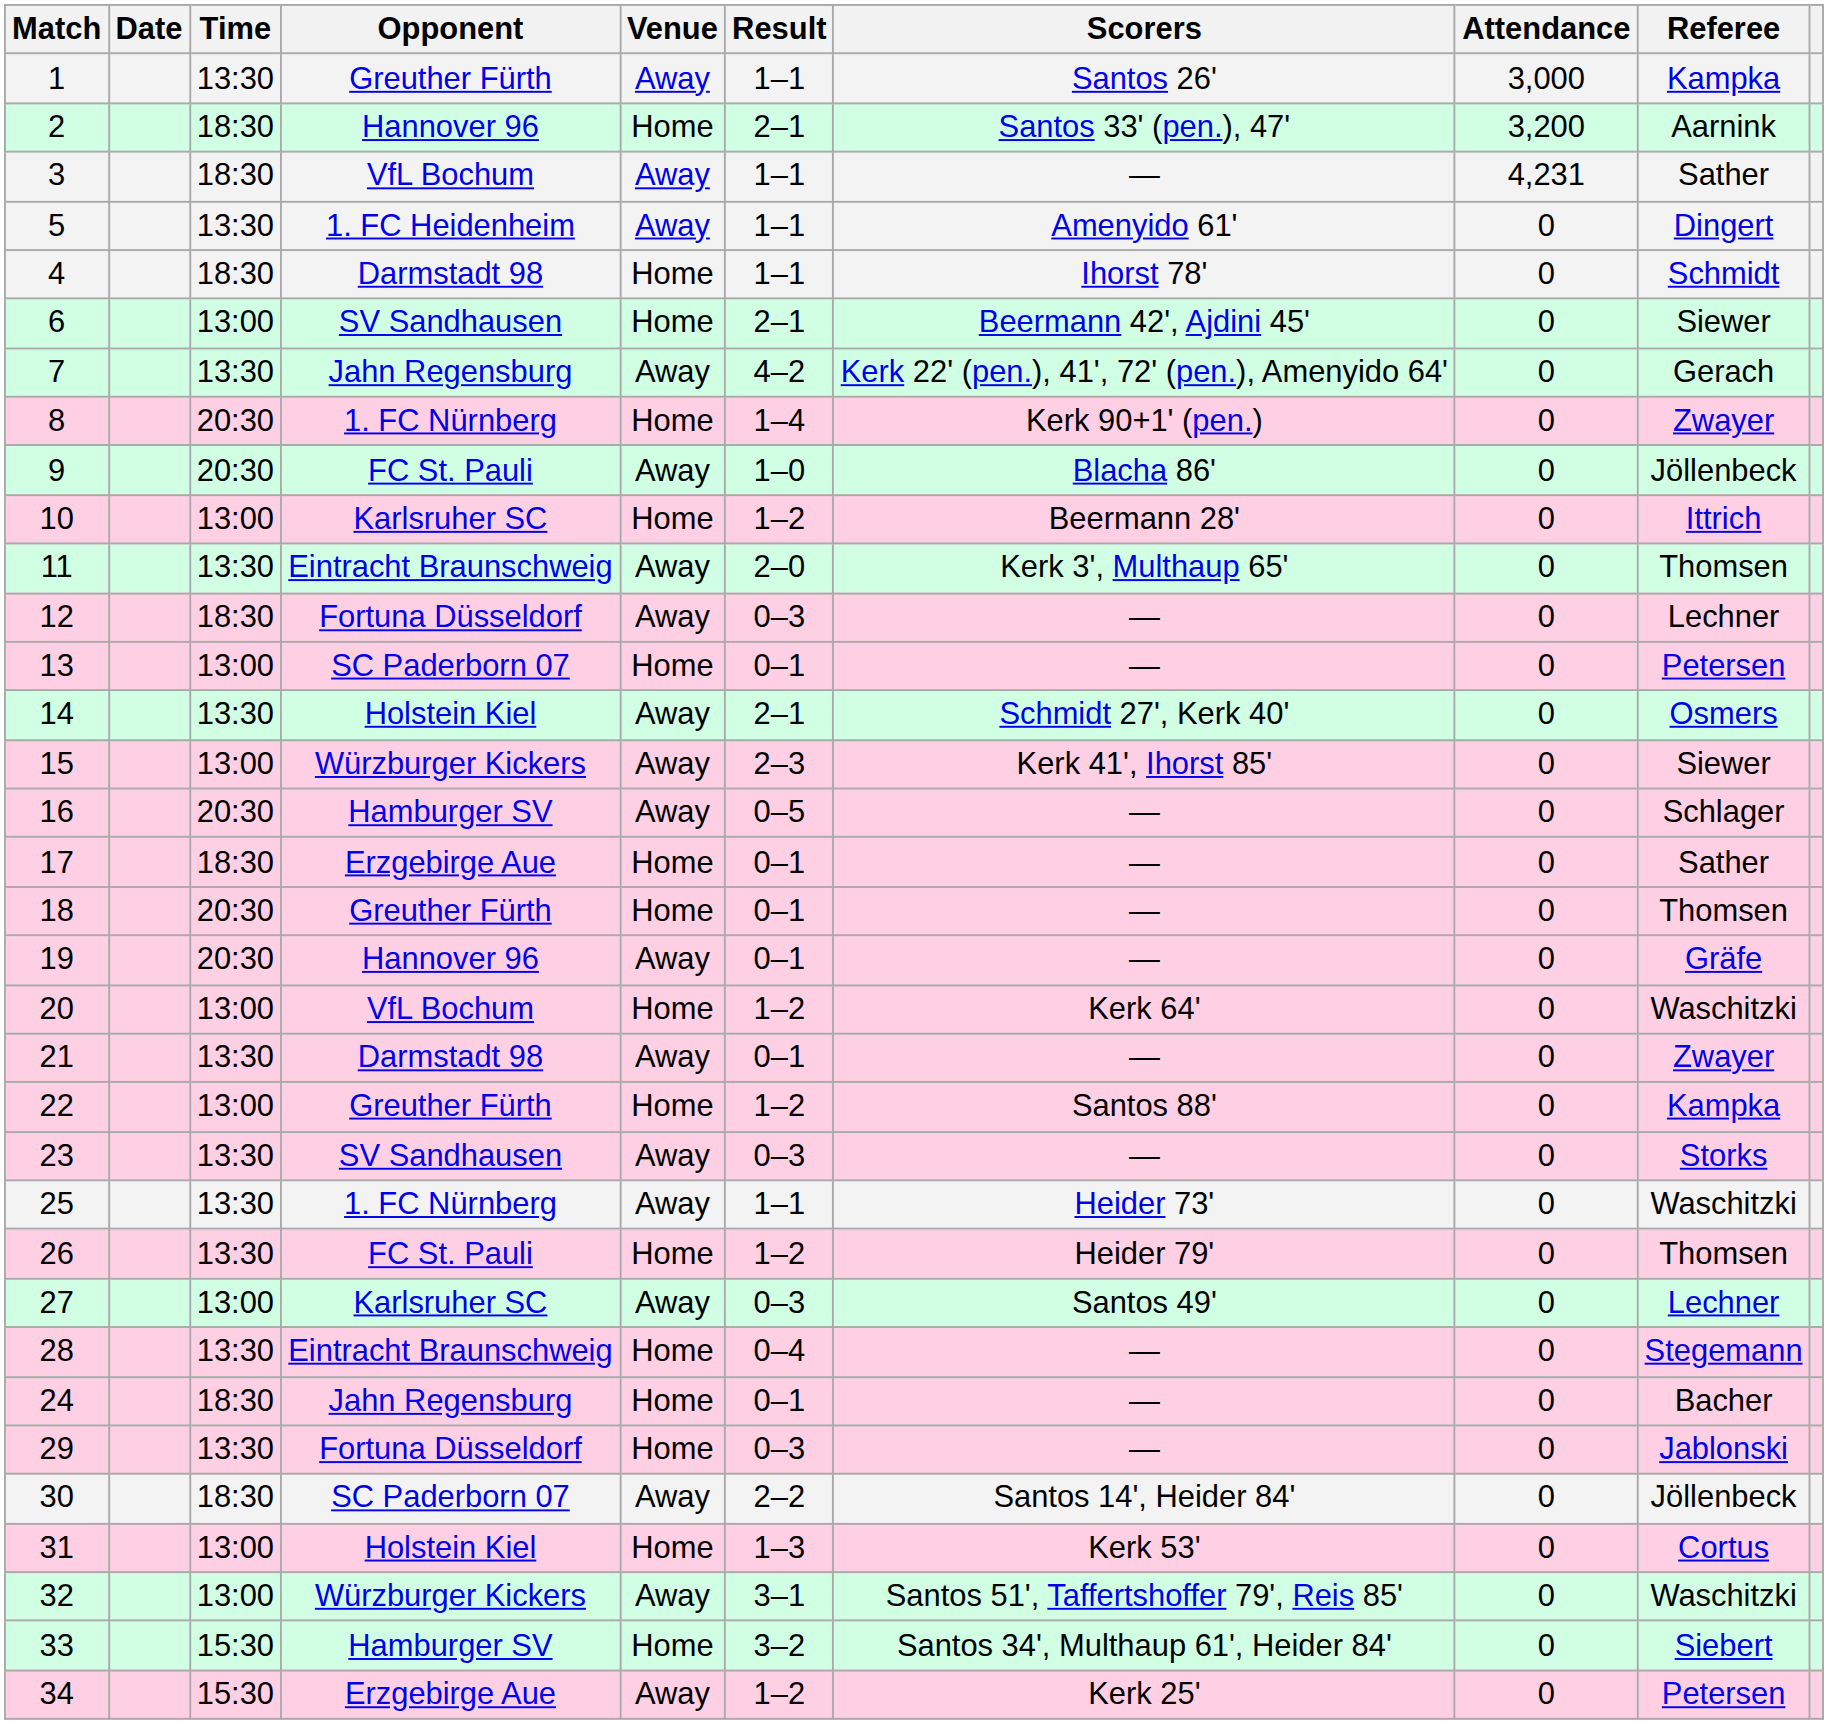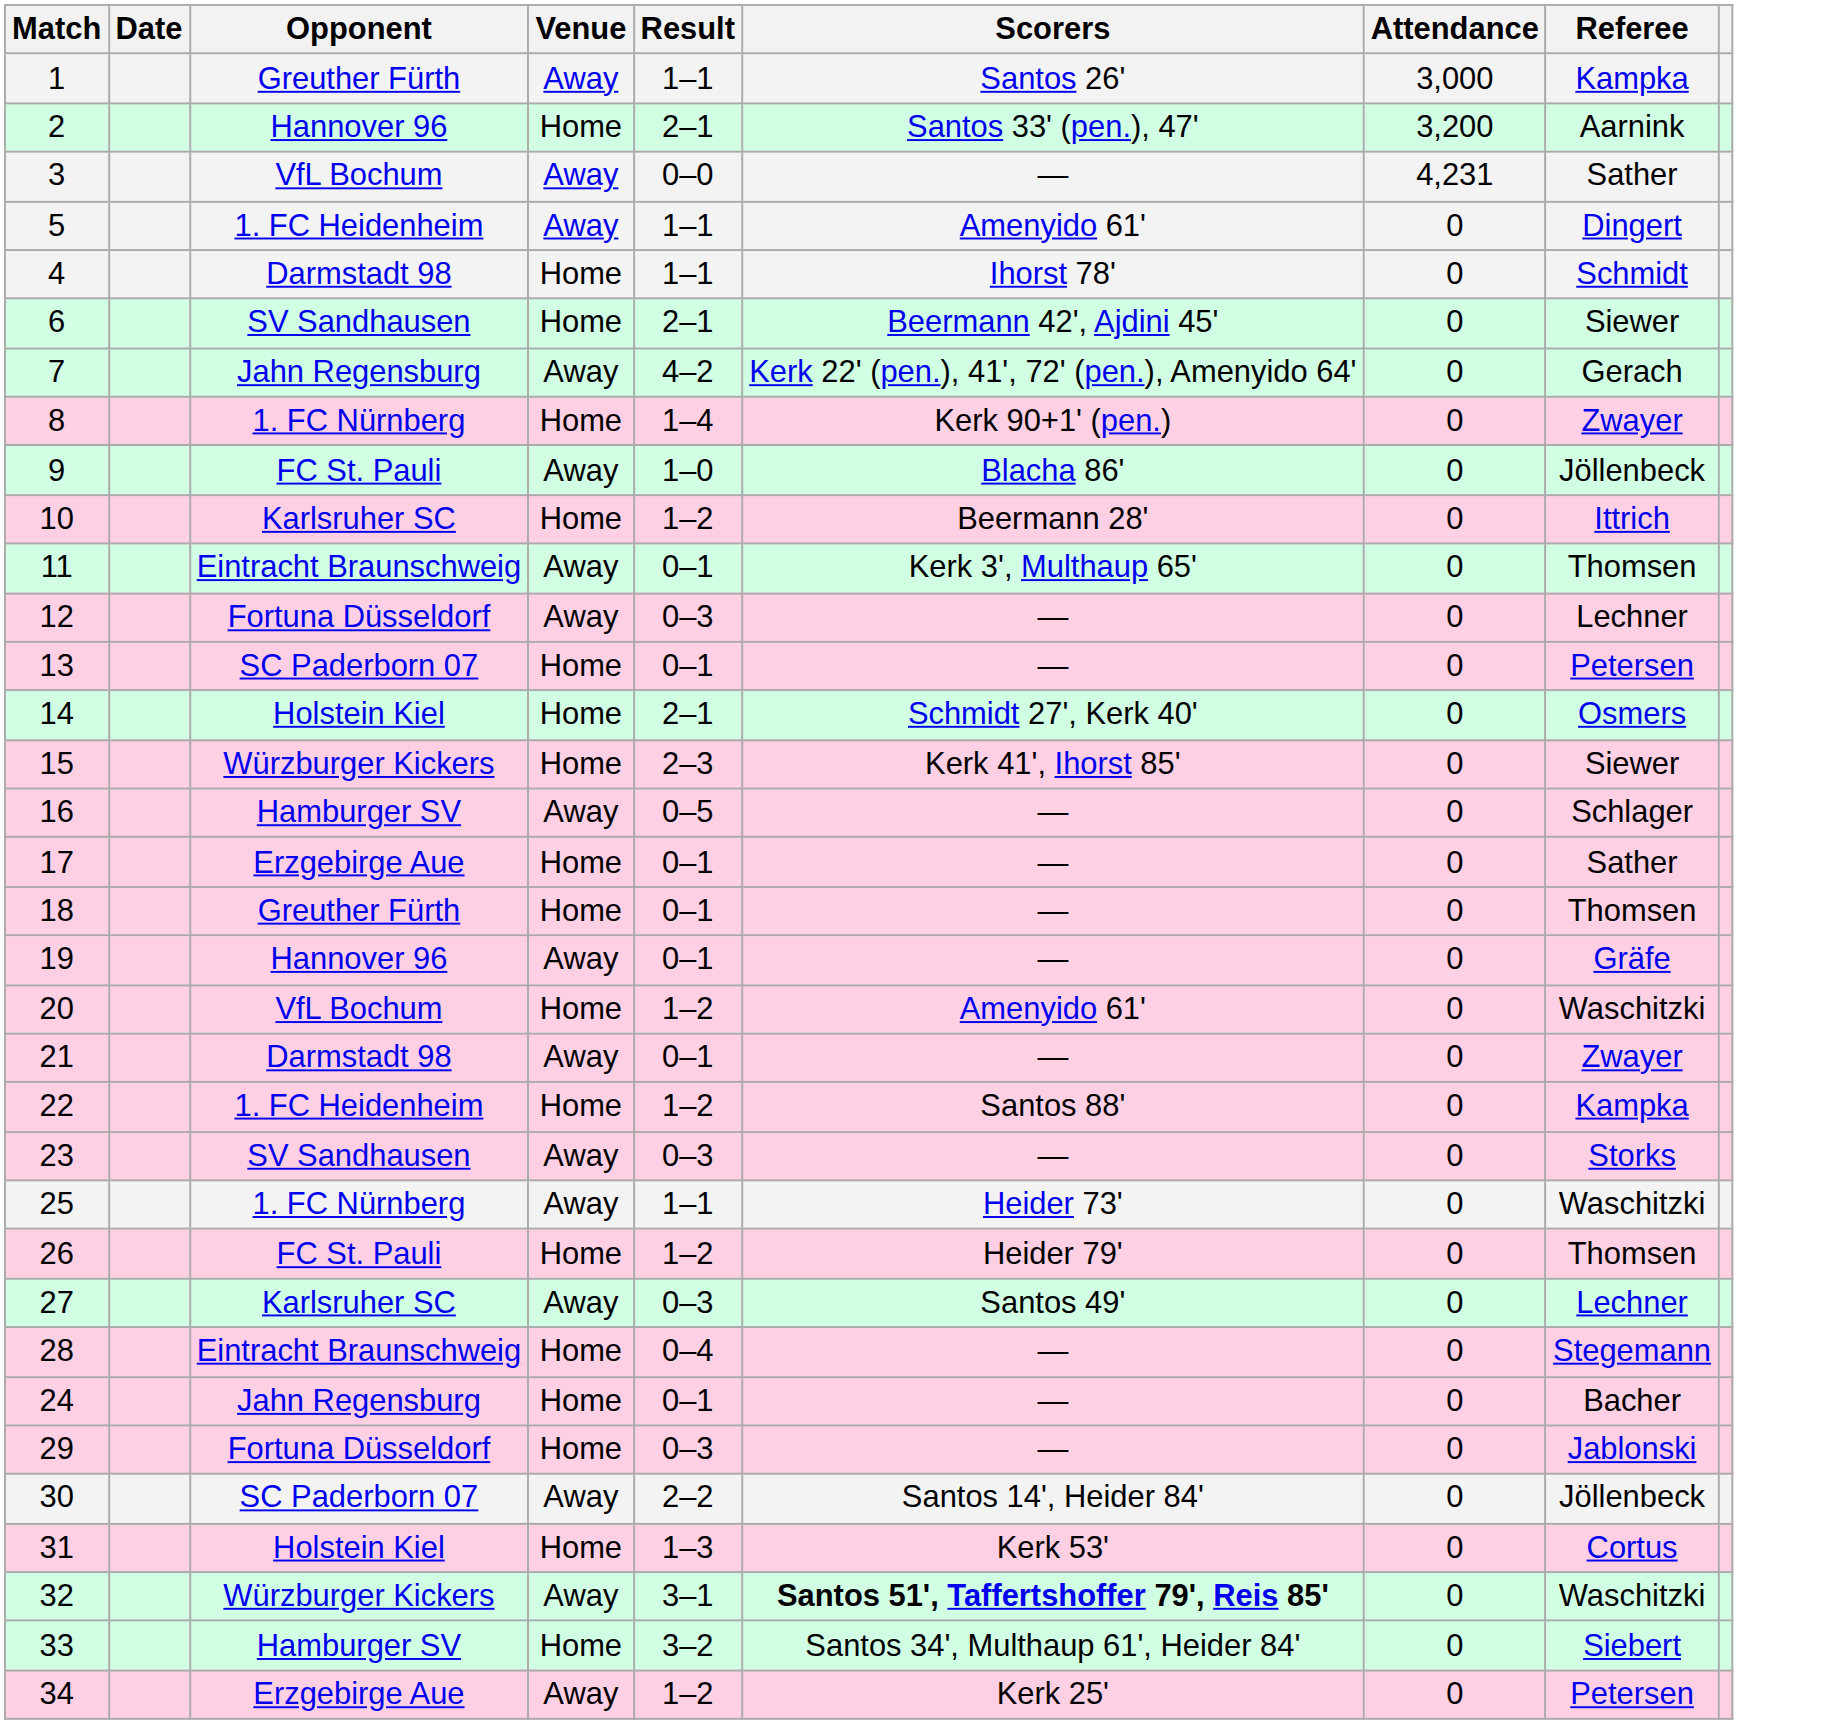- column: (235, 28)
(779, 175) 1–1 -> (688, 175) 0–0
(779, 567) 2–0 -> (688, 567) 0–1
(672, 714) Away -> (581, 714) Home
(672, 763) Away -> (581, 763) Home
(1144, 1008) Kerk 64' -> (1053, 1008) Amenyido 61'
(450, 1106) Greuther Fürth -> (359, 1106) 1. FC Heidenheim
(1144, 1596) normal -> (1053, 1596) bold
